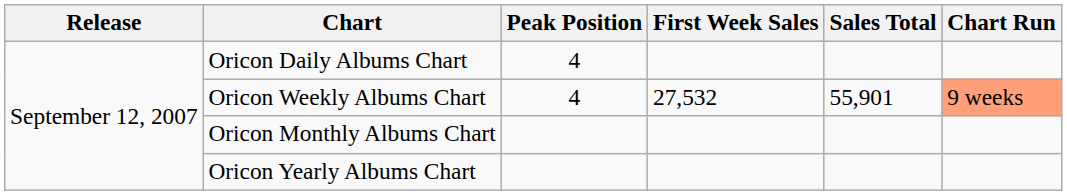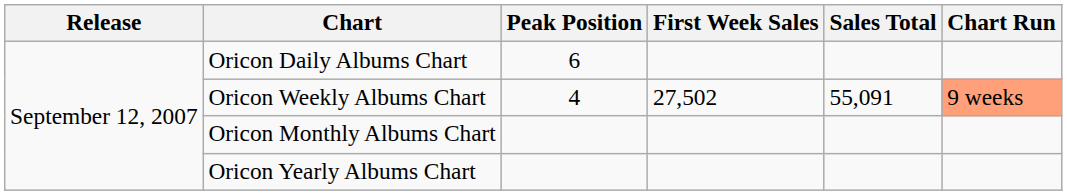(574, 60) 4 -> (574, 60) 6
(685, 97) 27,532 -> (685, 97) 27,502
(862, 97) 55,901 -> (862, 97) 55,091
